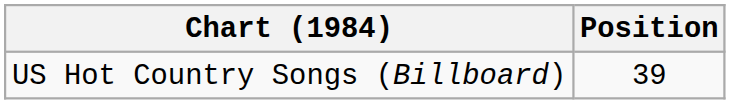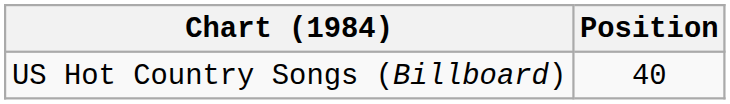(649, 76) 39 -> (649, 76) 40
